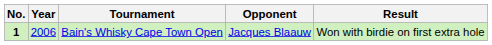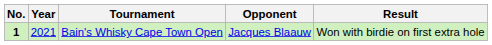(43, 32) 2006 -> (43, 32) 2021
